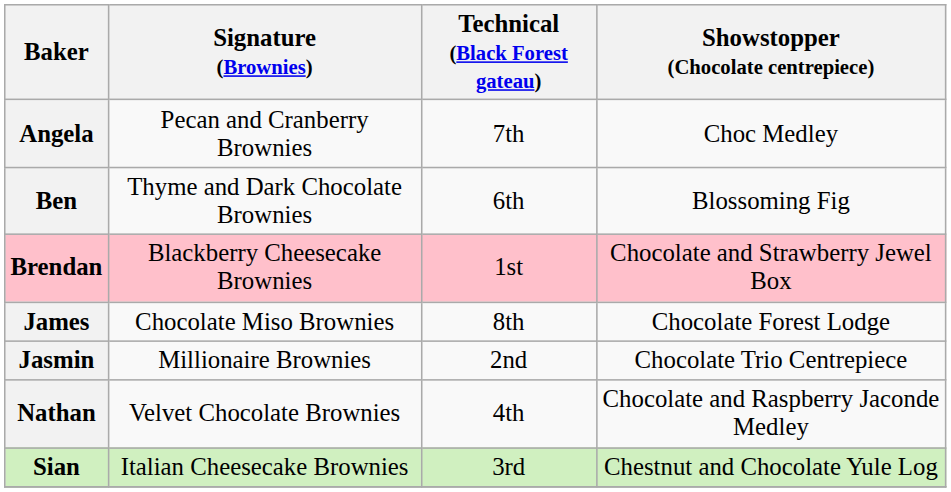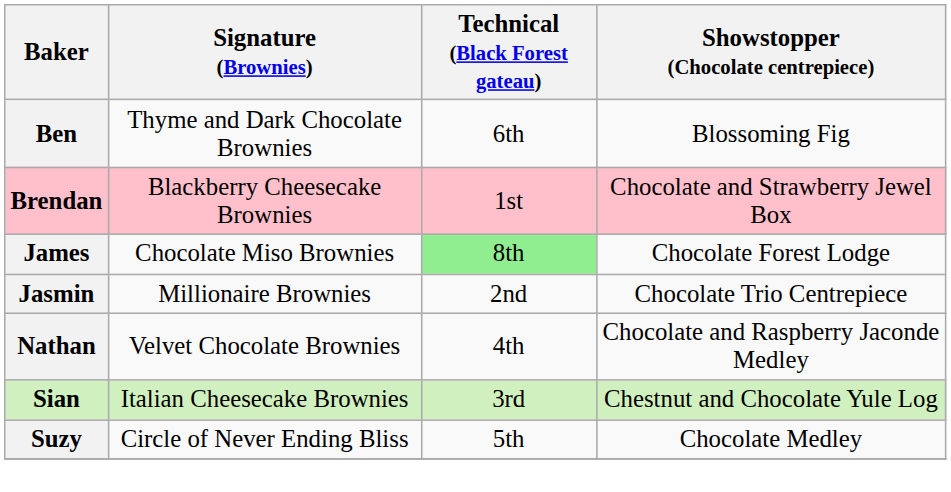- row: (56, 133)
(509, 320) no background -> (509, 253) lightgreen background
+ row: (56, 438)
